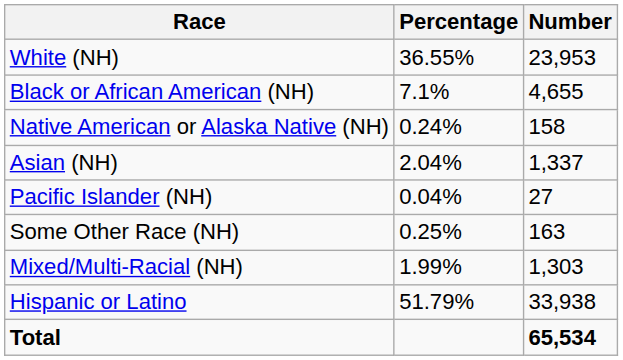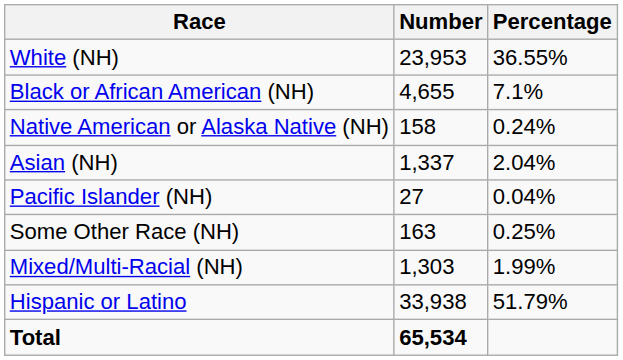columns swapped: (570, 22) <-> (459, 22)
